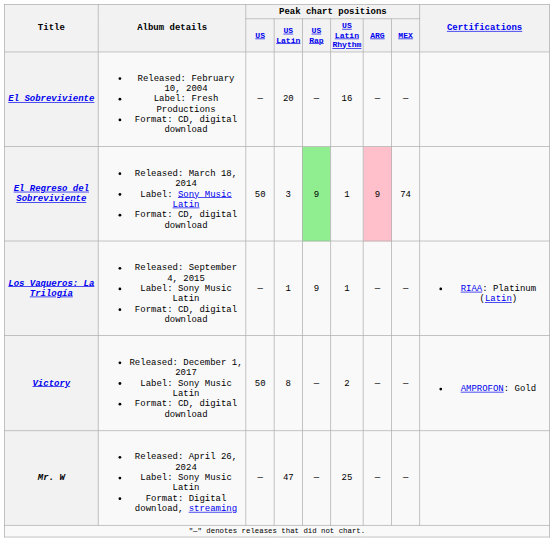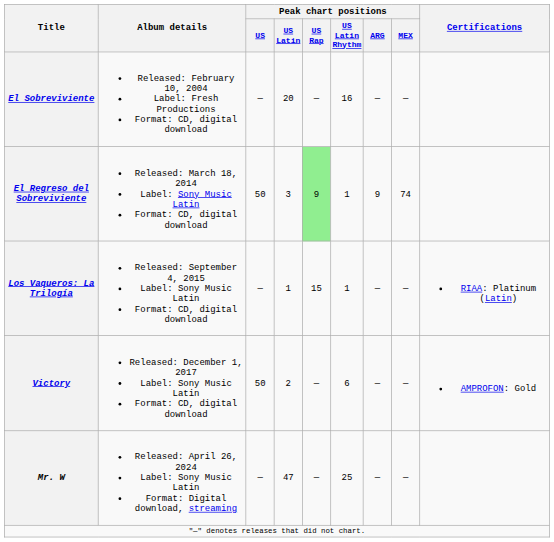(377, 194) pink background -> (377, 194) no background
(316, 288) 9 -> (316, 288) 15
(288, 383) 8 -> (288, 383) 2
(347, 383) 2 -> (347, 383) 6
